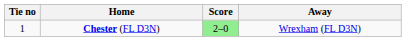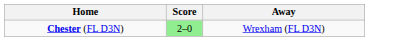- column: (22, 12)
